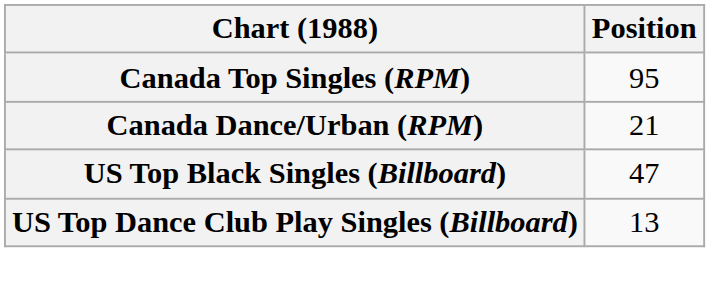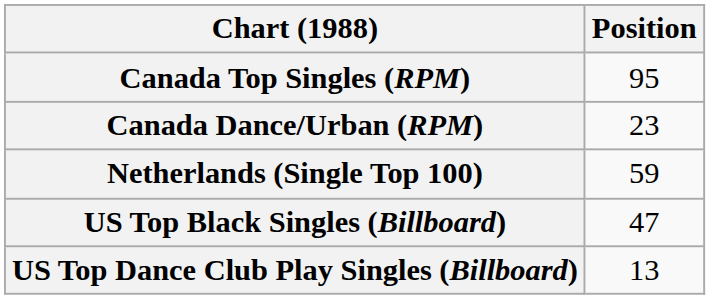(644, 125) 21 -> (644, 125) 23
+ row: (295, 173)
